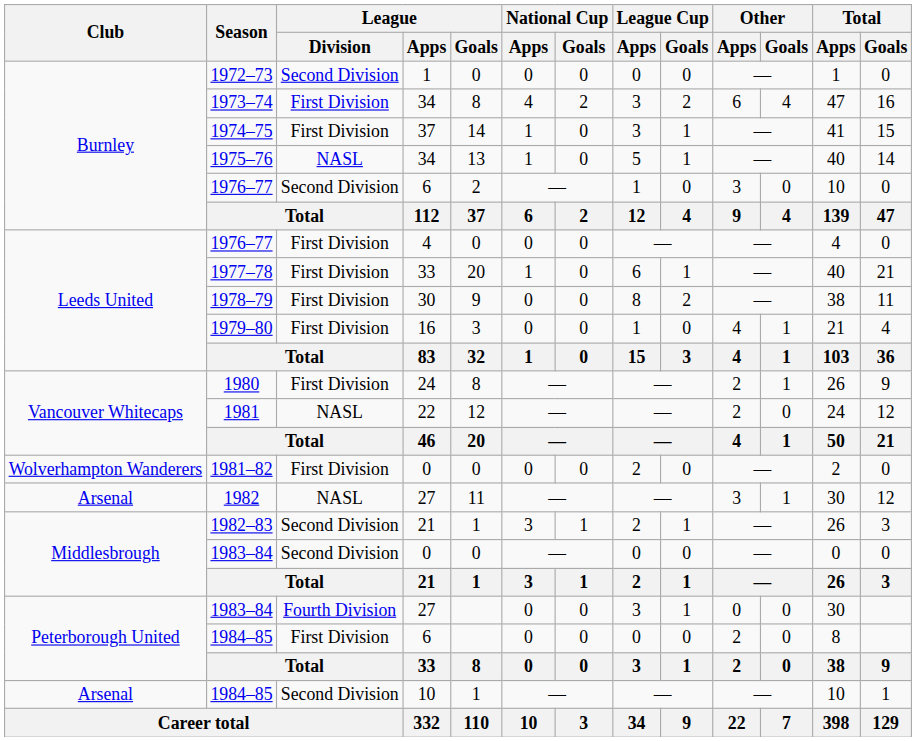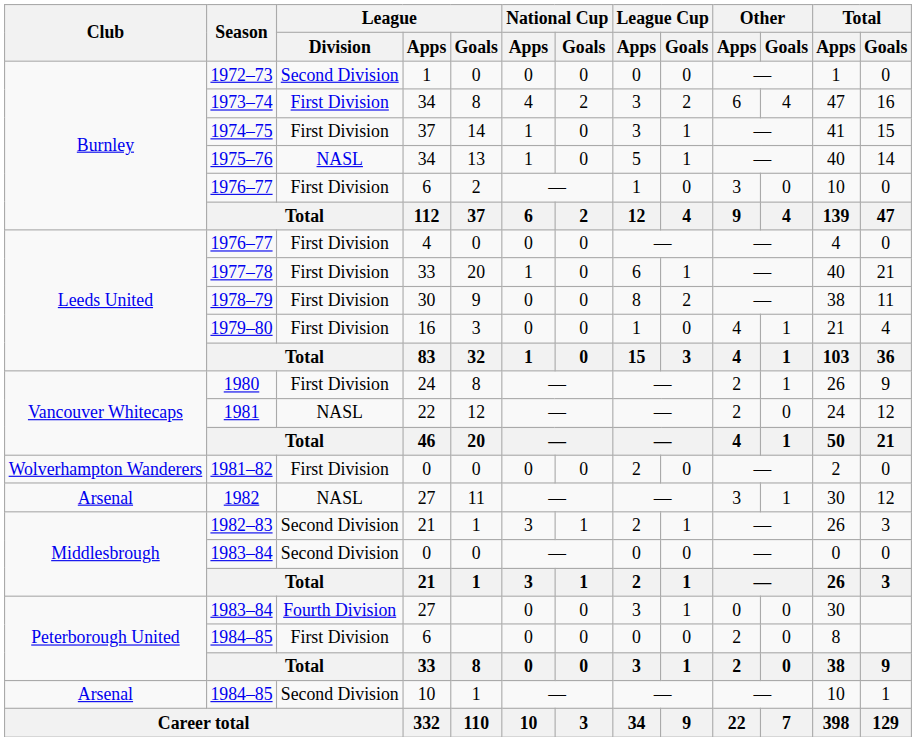(340, 187) Second Division -> (340, 187) First Division
